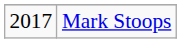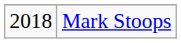(31, 21) 2017 -> (31, 21) 2018
